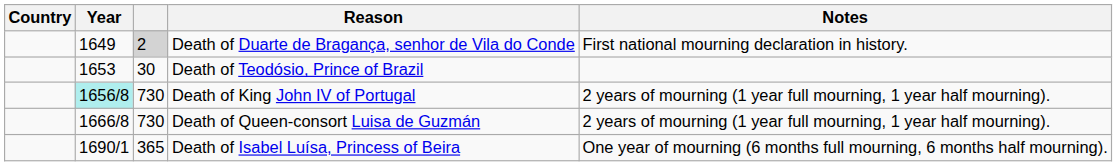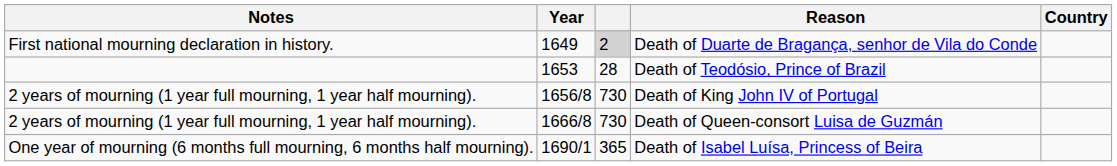columns swapped: (40, 18) <-> (845, 18)
(146, 70) 30 -> (608, 70) 28
(104, 96) paleturquoise background -> (566, 96) no background
